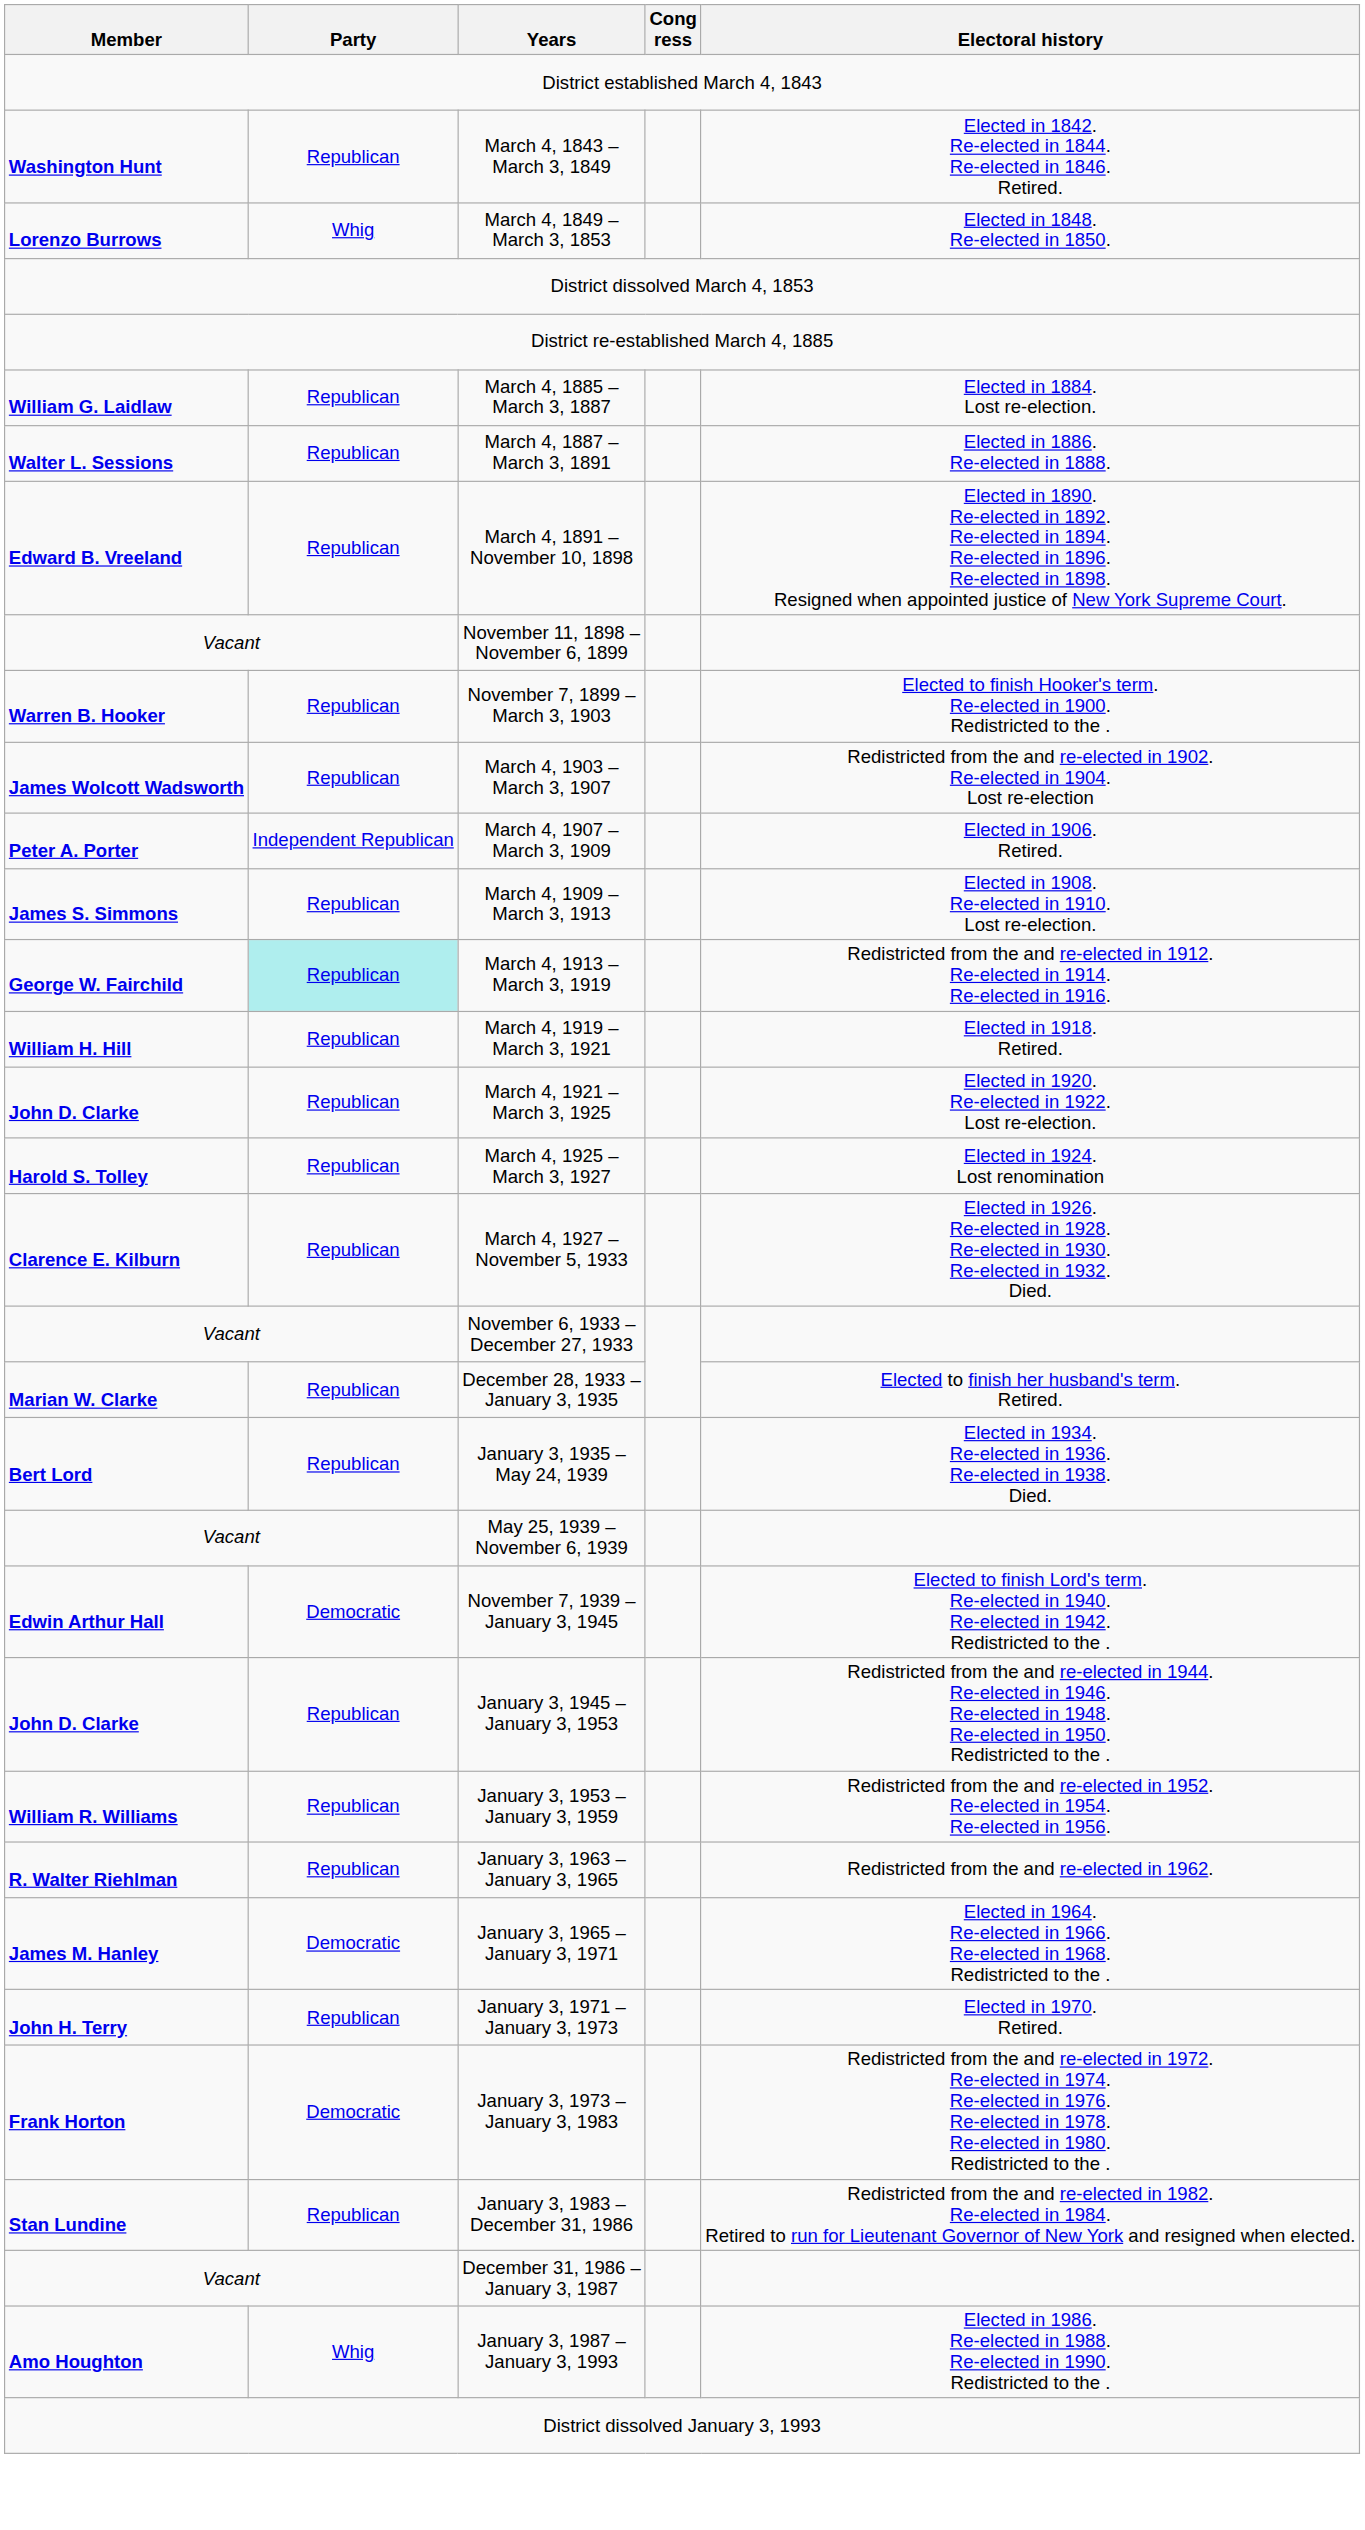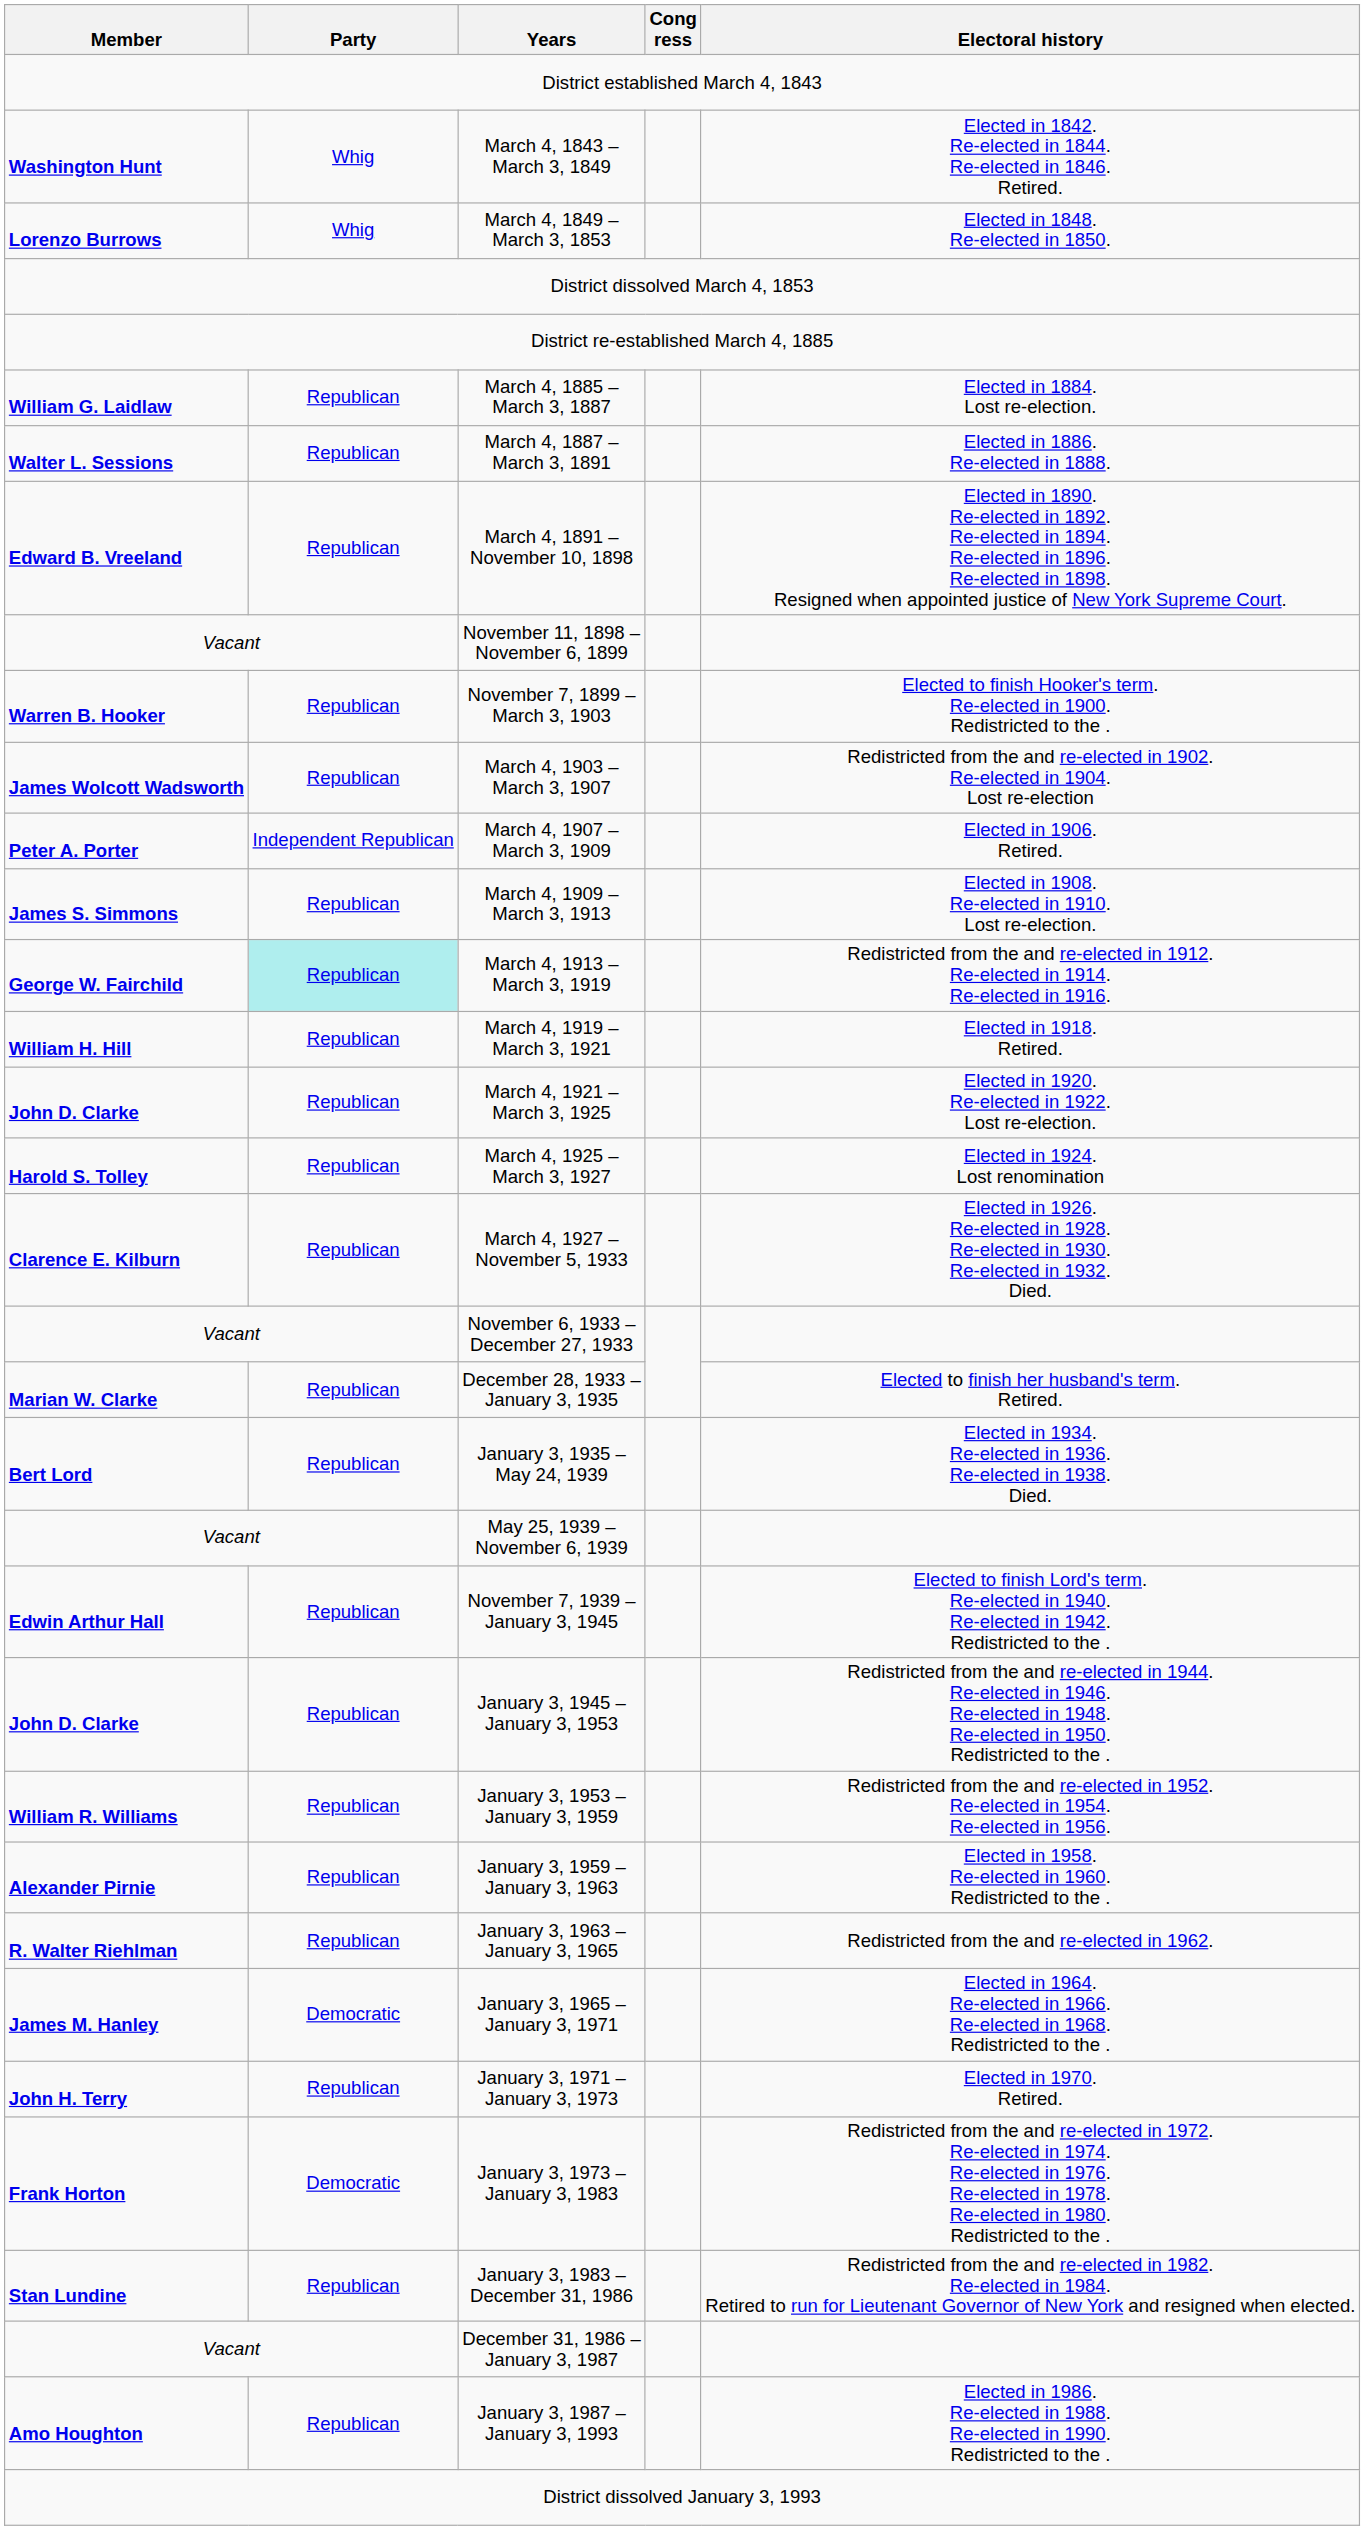(353, 156) Republican -> (353, 156) Whig
(353, 1611) Democratic -> (353, 1611) Republican
+ row: (552, 1877)
(353, 2351) Whig -> (353, 2423) Republican
